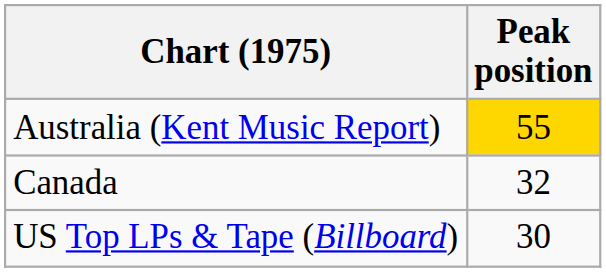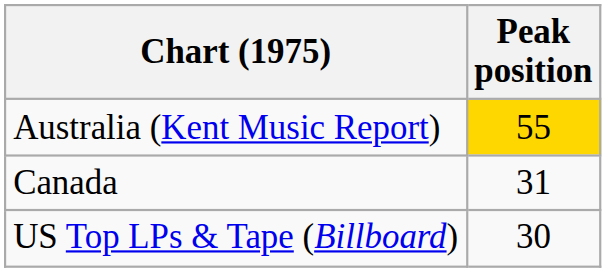(533, 182) 32 -> (533, 182) 31
